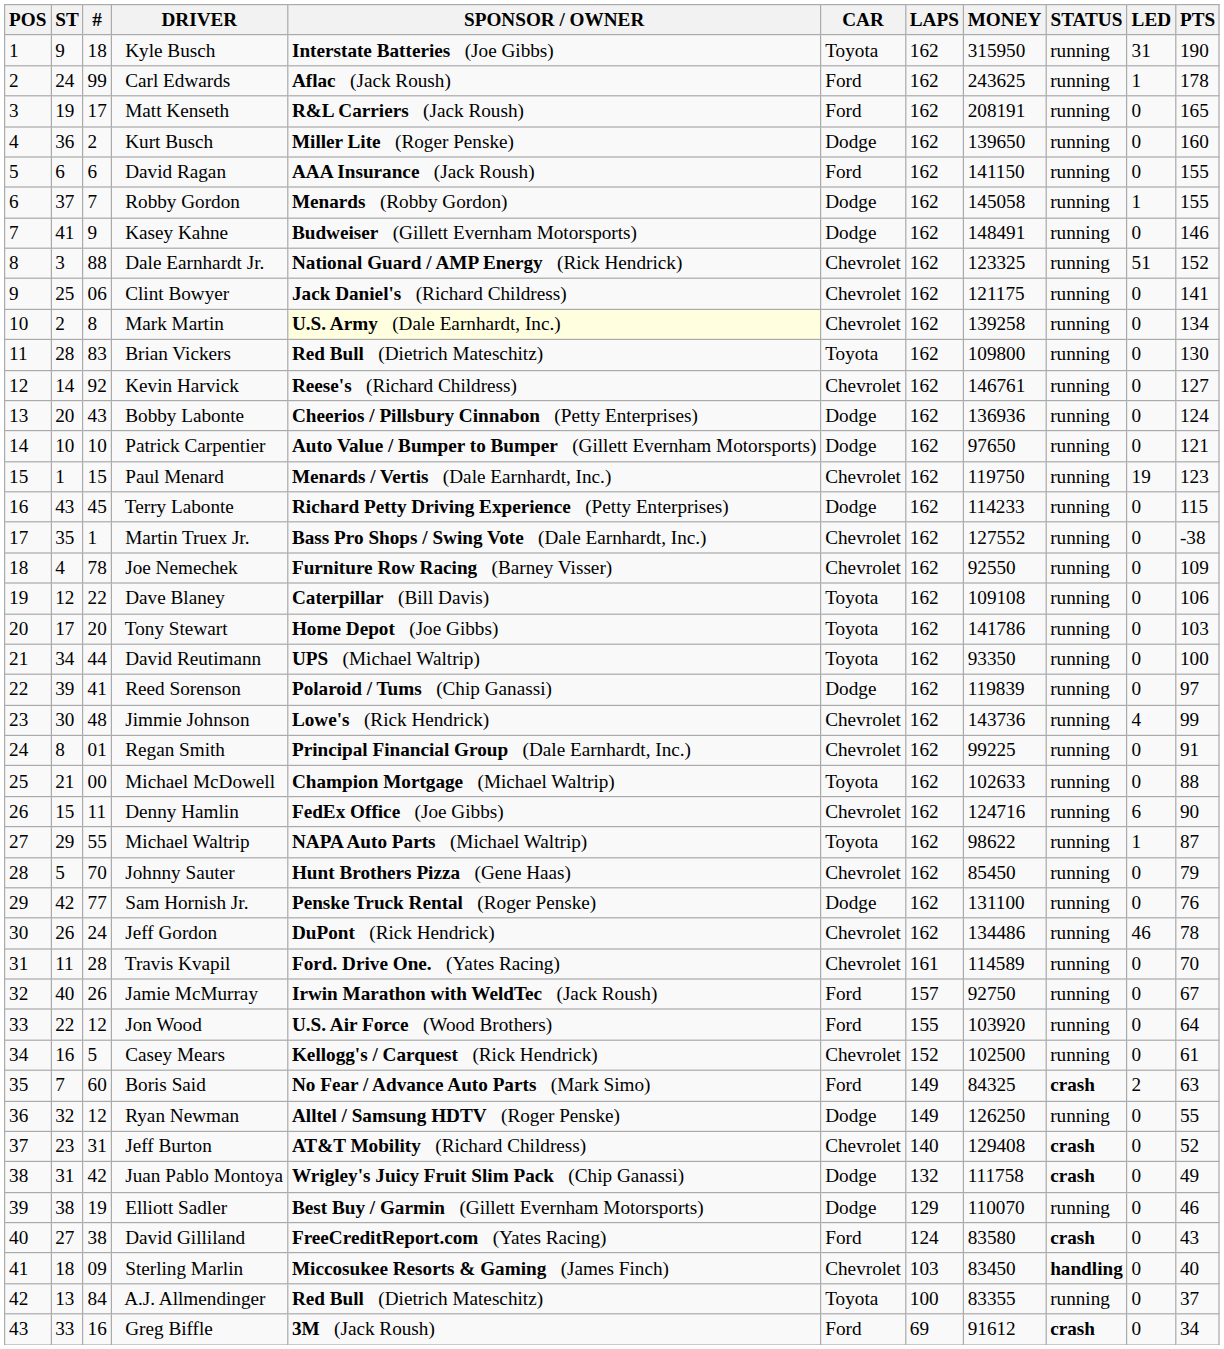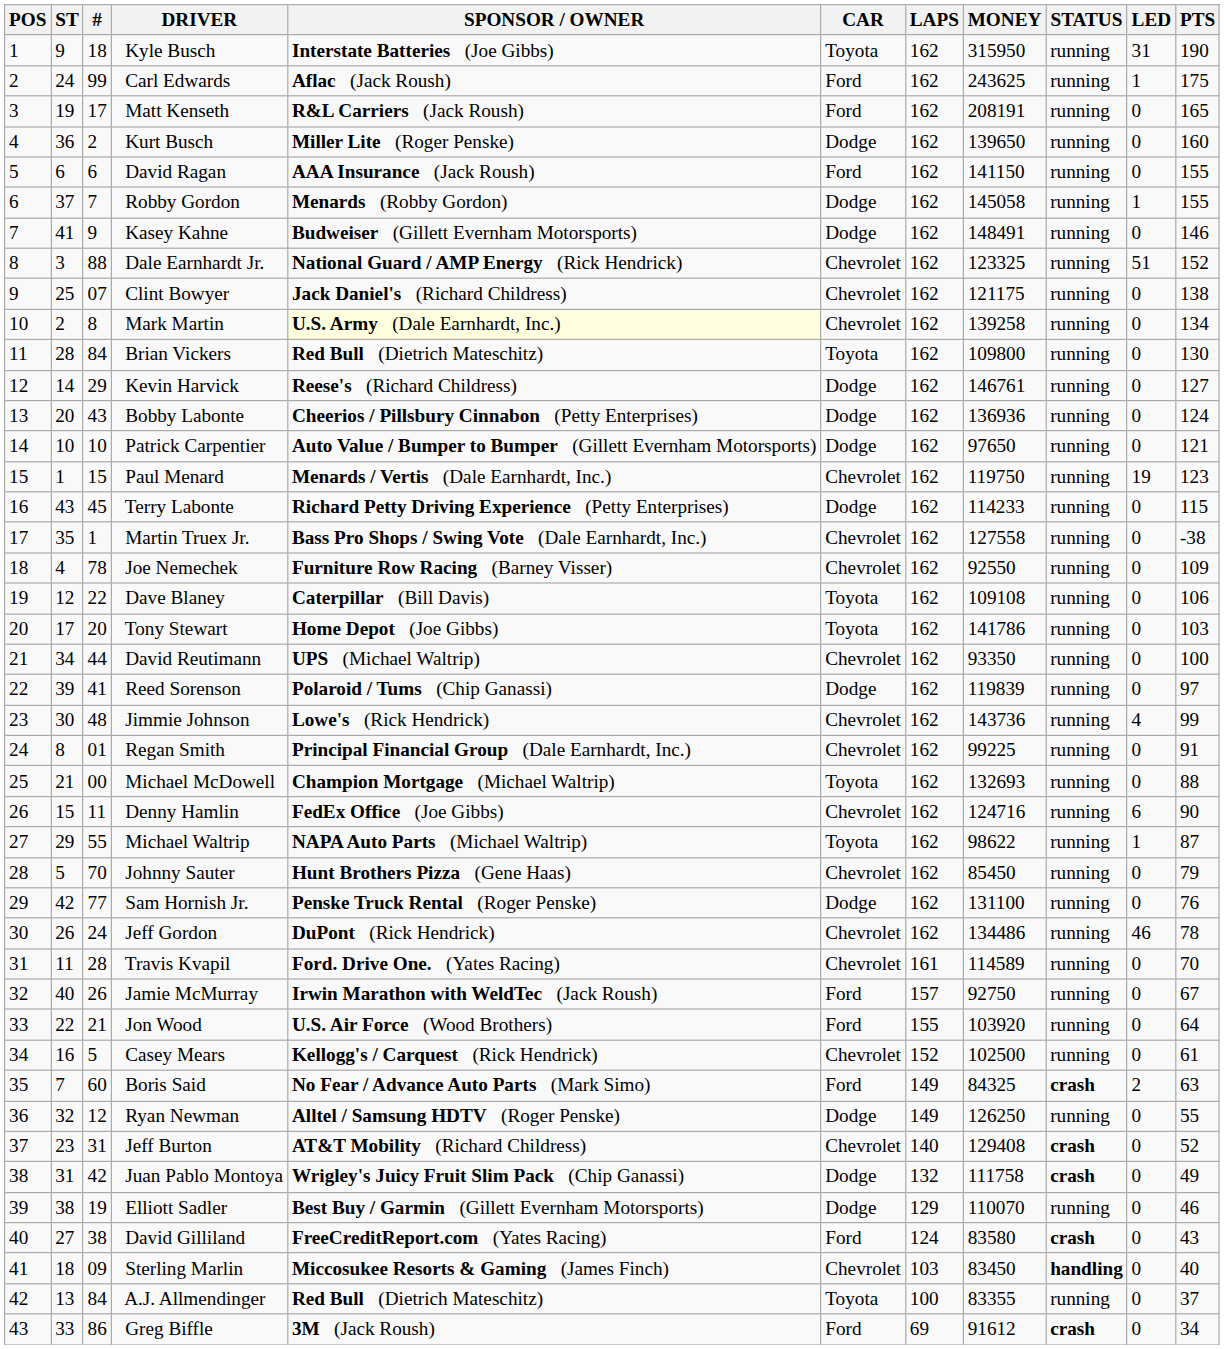(1194, 80) 178 -> (1194, 80) 175
(97, 293) 06 -> (97, 293) 07
(1194, 293) 141 -> (1194, 293) 138
(97, 354) 83 -> (97, 354) 84
(97, 385) 92 -> (97, 385) 29
(863, 385) Chevrolet -> (851, 385) Dodge
(997, 537) 127552 -> (997, 537) 127558
(852, 659) Toyota -> (863, 659) Chevrolet
(997, 780) 102633 -> (997, 780) 132693
(97, 1024) 12 -> (97, 1024) 21
(97, 1329) 16 -> (97, 1329) 86
